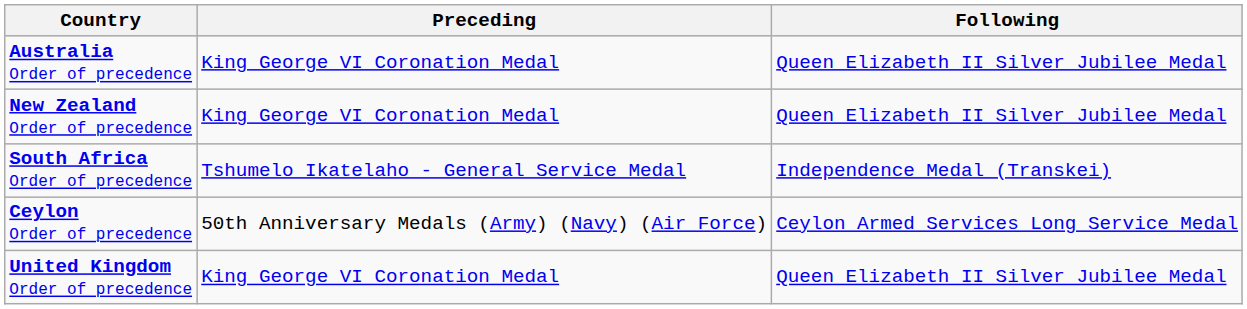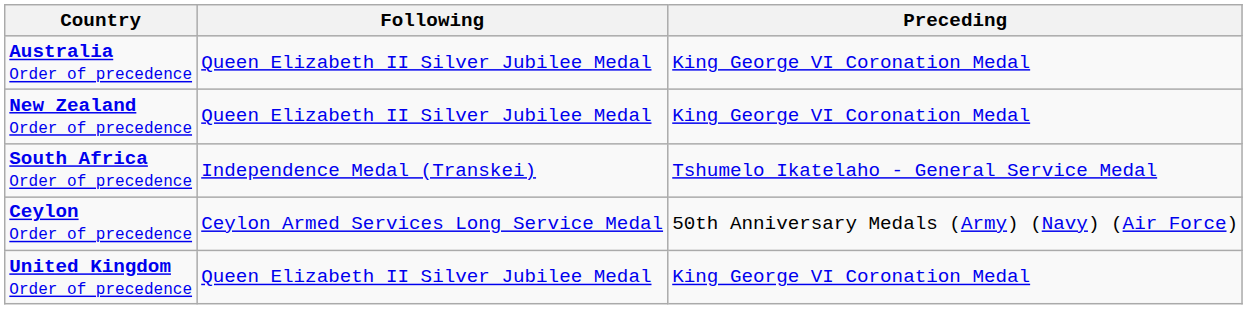columns swapped: (484, 20) <-> (1007, 20)
